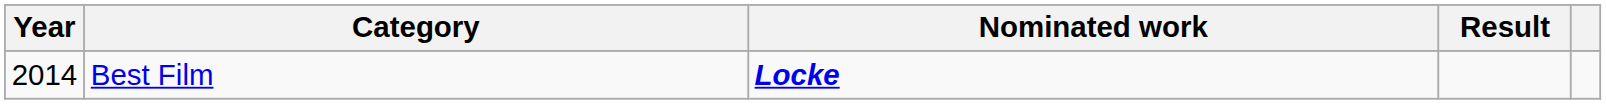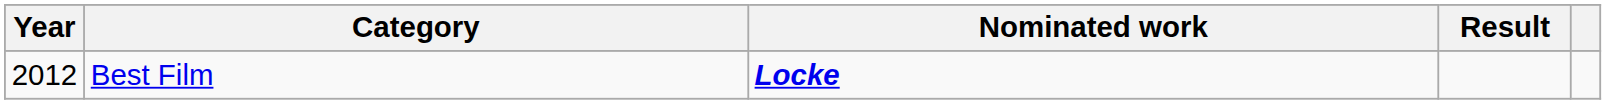(44, 74) 2014 -> (44, 74) 2012
